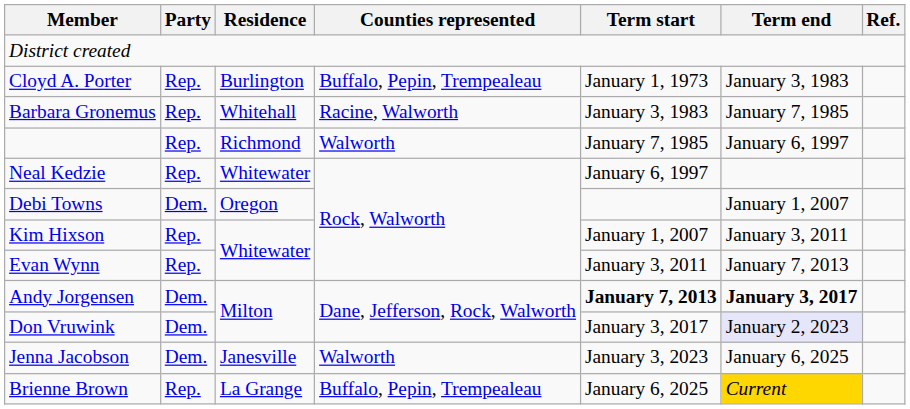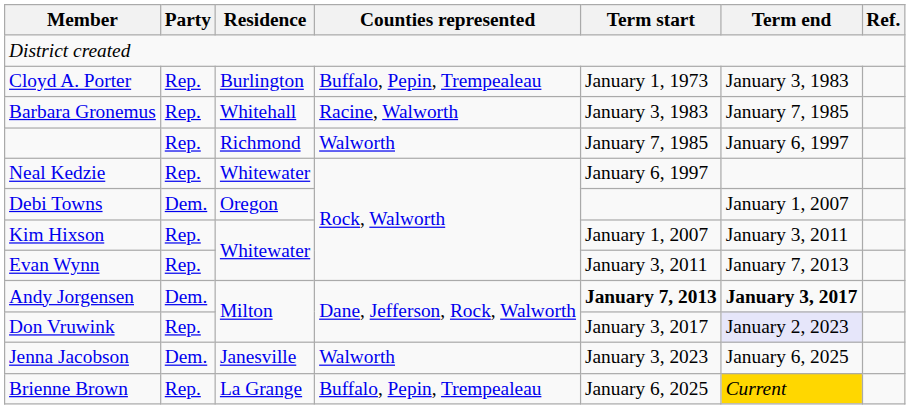(186, 326) Dem. -> (183, 326) Rep.
